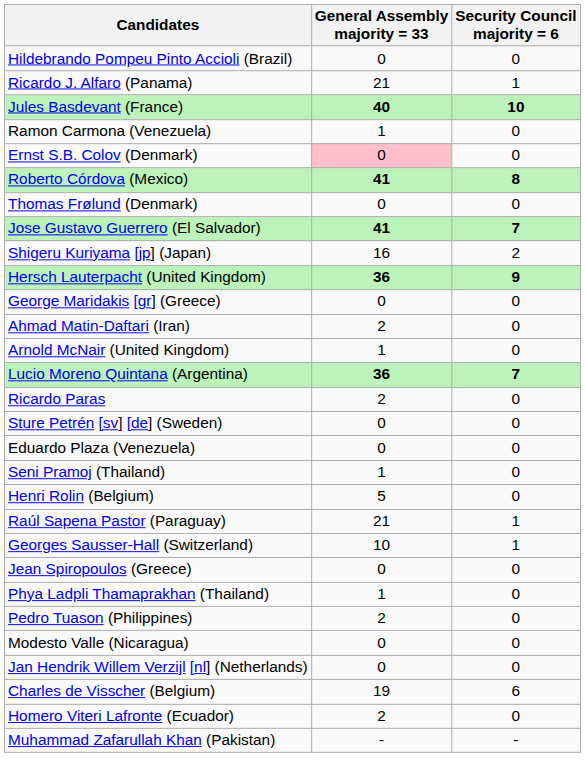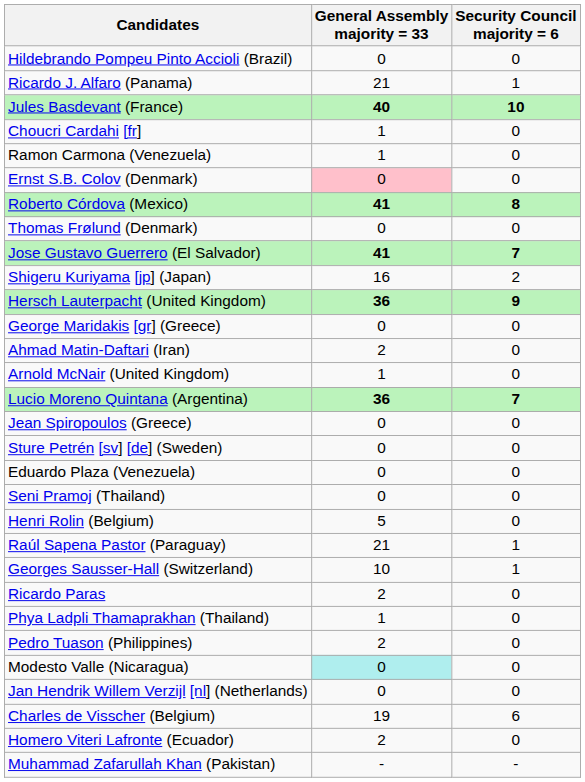+ row: (75, 131)
rows swapped: (57, 399) <-> (100, 569)
(381, 472) 1 -> (381, 496) 0
(381, 642) no background -> (381, 667) paleturquoise background
